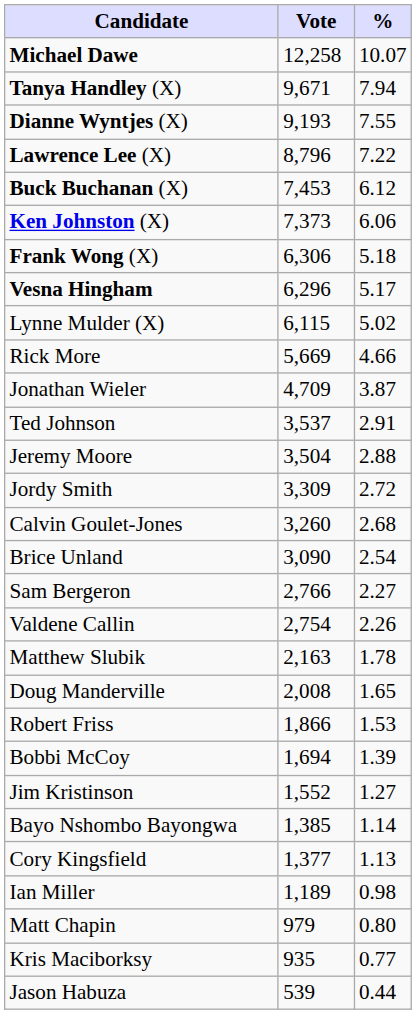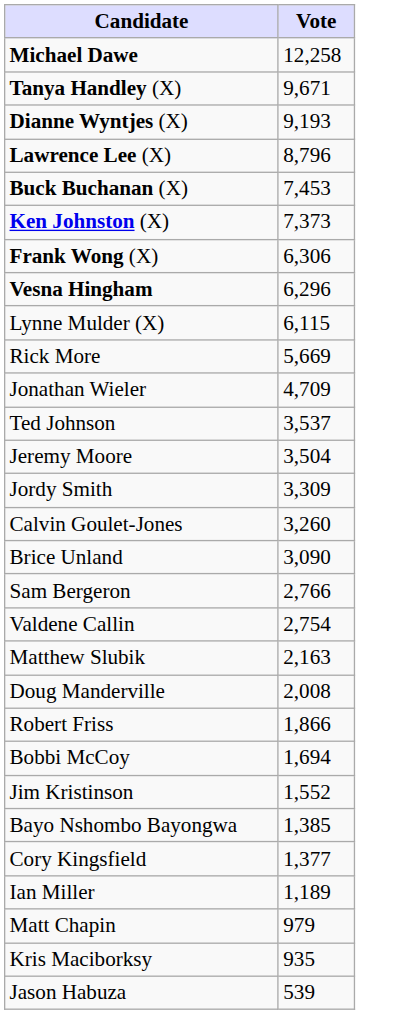- column: (383, 21)
